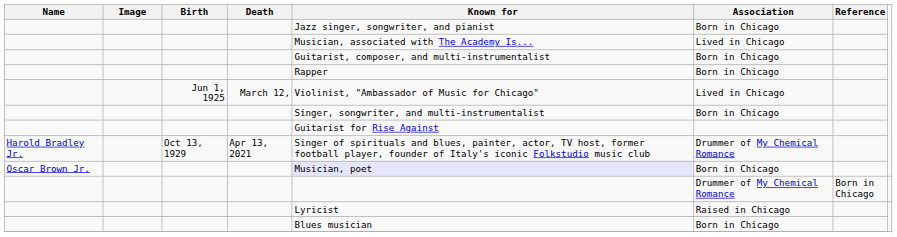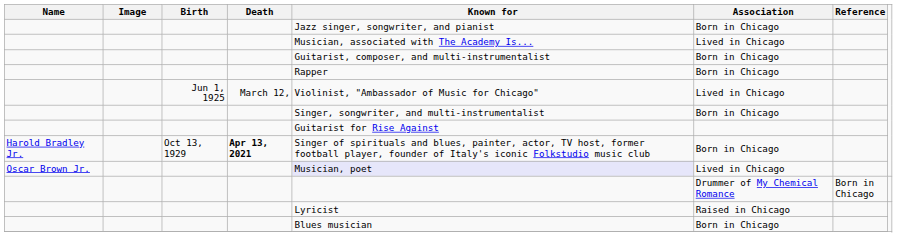(249, 148) normal -> (249, 148) bold
(757, 148) Drummer of My Chemical Romance -> (737, 148) Born in Chicago
(737, 169) Born in Chicago -> (740, 169) Lived in Chicago
